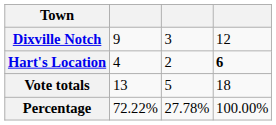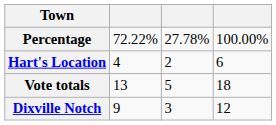rows swapped: (57, 39) <-> (57, 108)
(220, 62) bold -> (220, 62) normal
